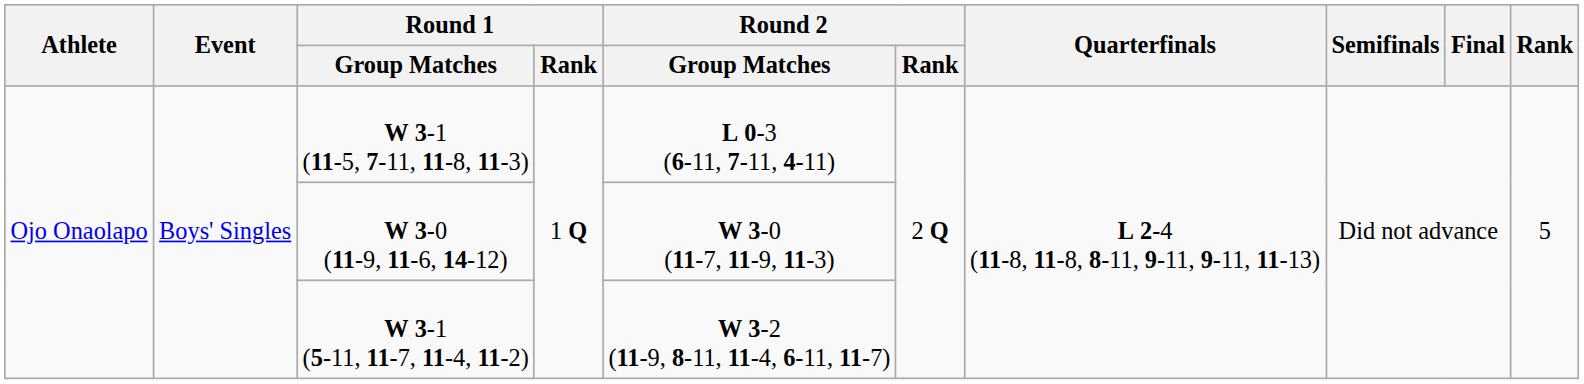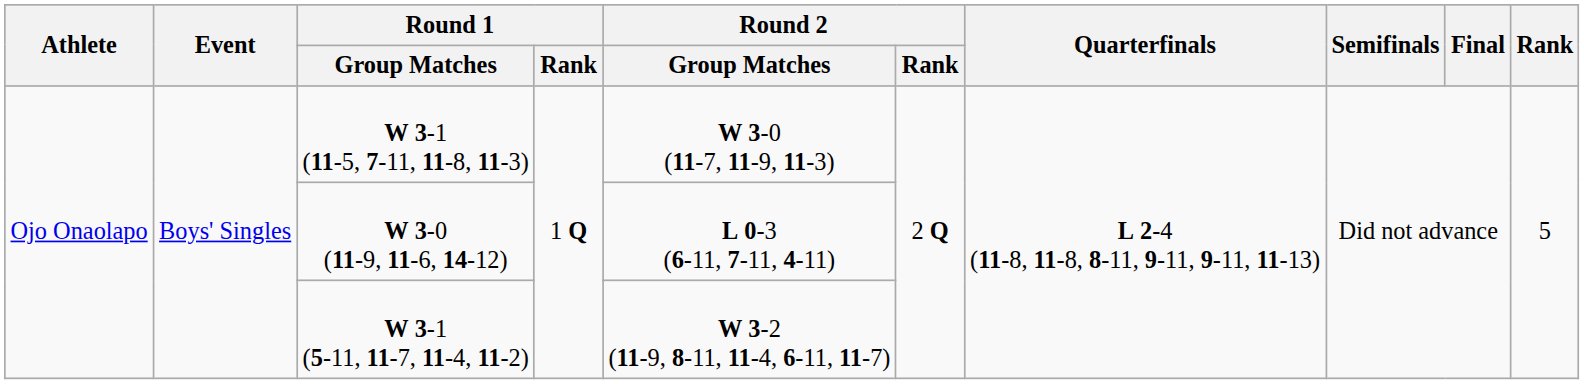(749, 148) L 0-3 (6-11, 7-11, 4-11) -> (749, 148) W 3-0 (11-7, 11-9, 11-3)
(749, 245) W 3-0 (11-7, 11-9, 11-3) -> (749, 245) L 0-3 (6-11, 7-11, 4-11)
